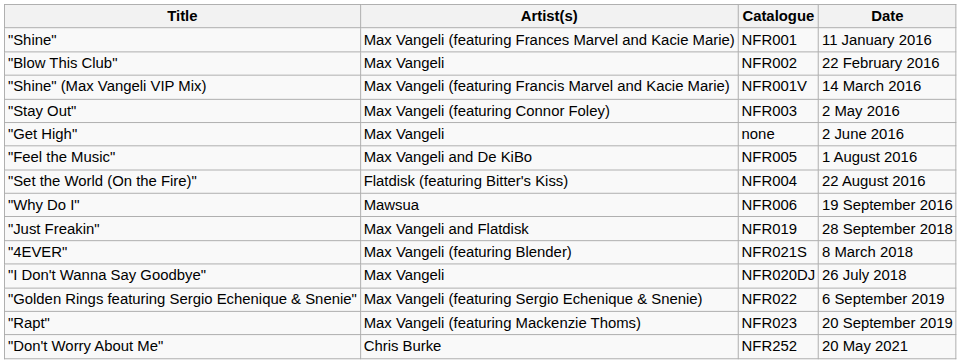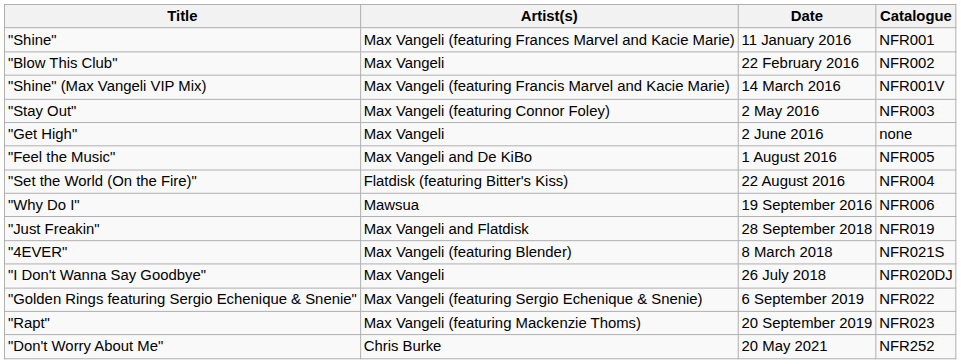columns swapped: (887, 16) <-> (778, 16)
